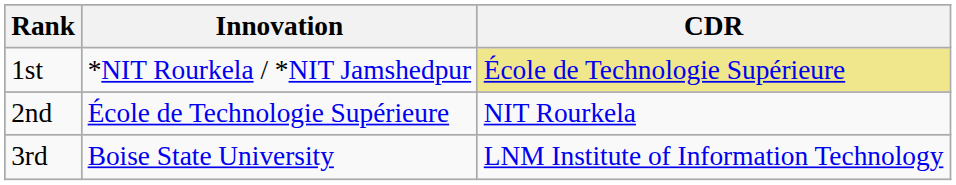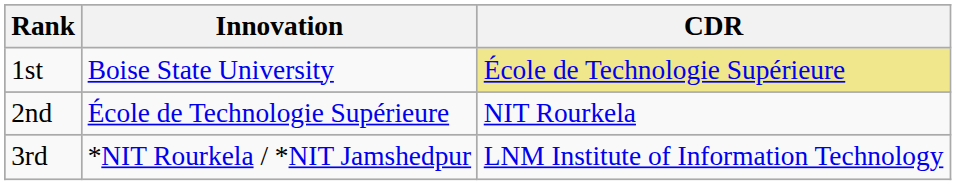(279, 69) *NIT Rourkela / *NIT Jamshedpur -> (211, 69) Boise State University
(211, 156) Boise State University -> (279, 156) *NIT Rourkela / *NIT Jamshedpur
